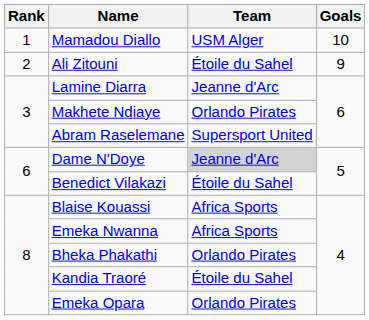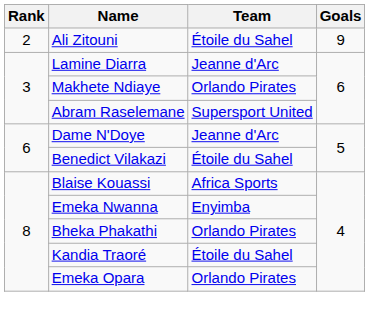- row: (106, 40)
(235, 159) lightgrey background -> (235, 135) no background
(235, 231) Africa Sports -> (221, 207) Enyimba
